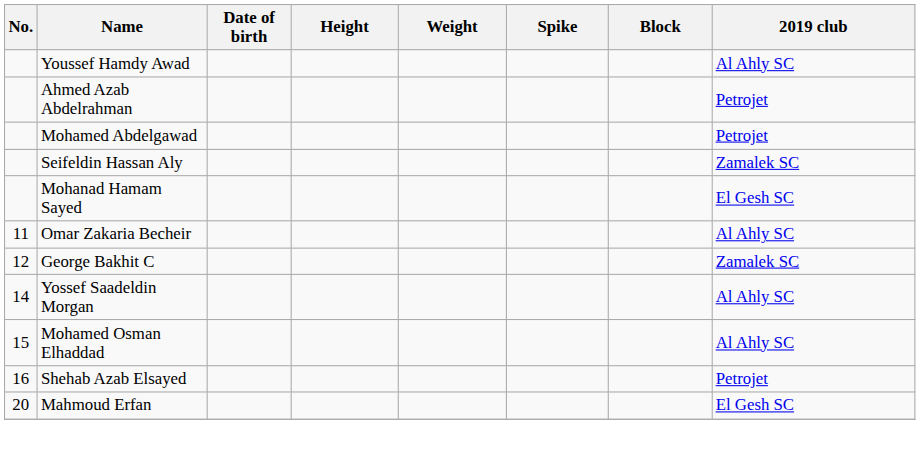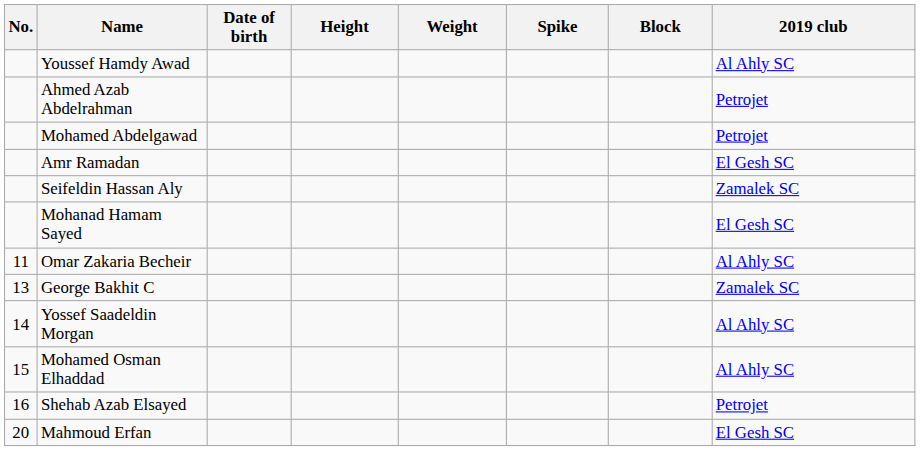+ row: (90, 162)
(21, 261) 12 -> (21, 287) 13
